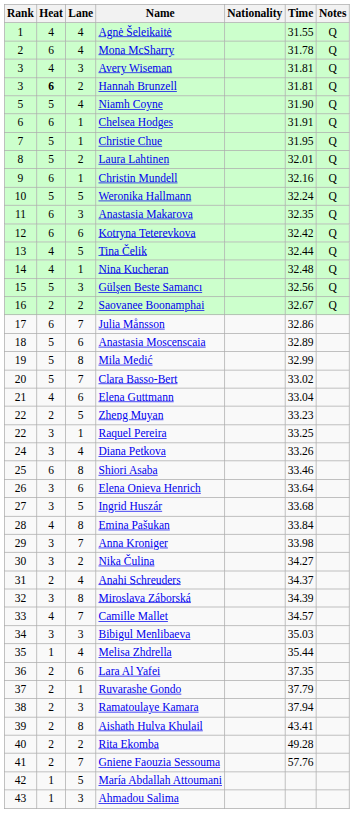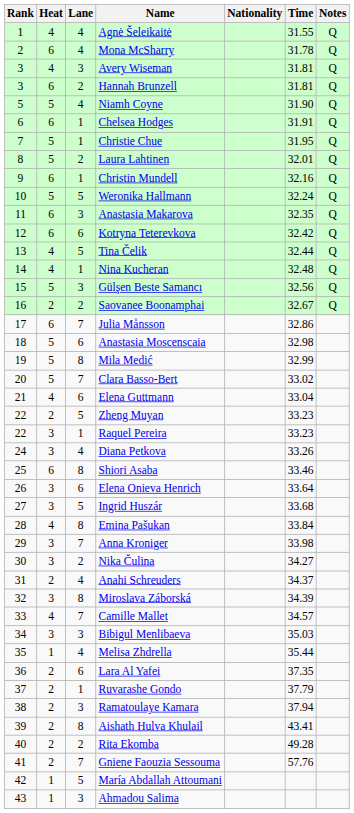(51, 86) bold -> (51, 86) normal
(301, 342) 32.89 -> (301, 342) 32.98
(301, 433) 33.25 -> (301, 433) 33.23
